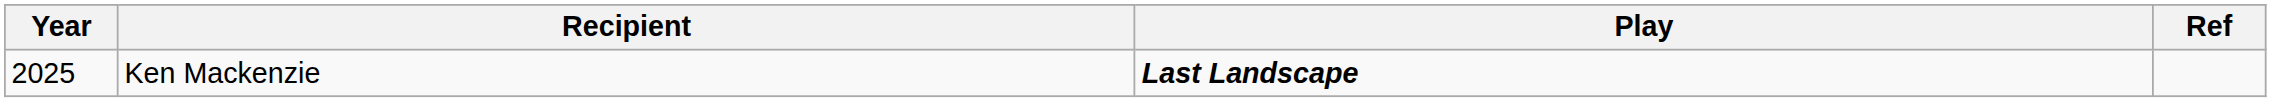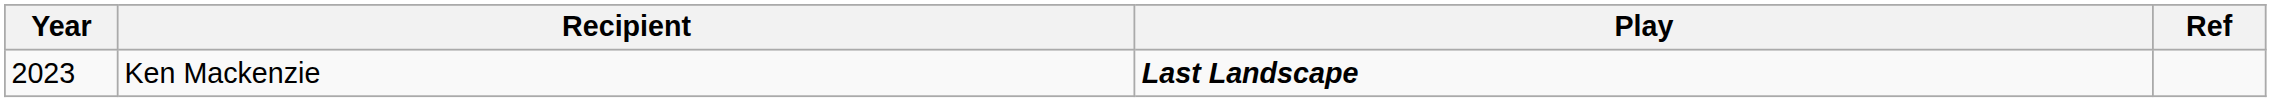(43, 72) 2025 -> (43, 72) 2023
